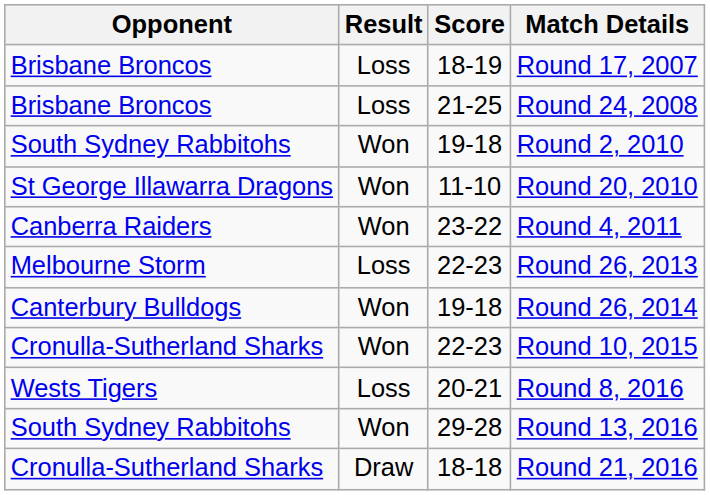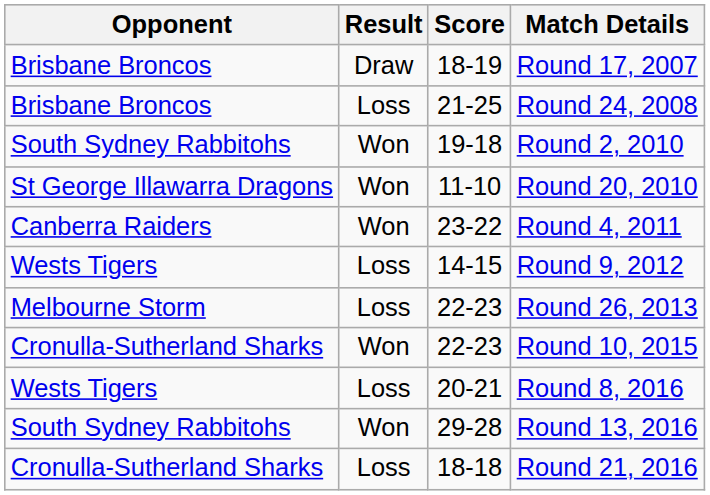(384, 65) Loss -> (384, 65) Draw
+ row: (600, 266)
- row: (607, 307)
(384, 468) Draw -> (384, 468) Loss
